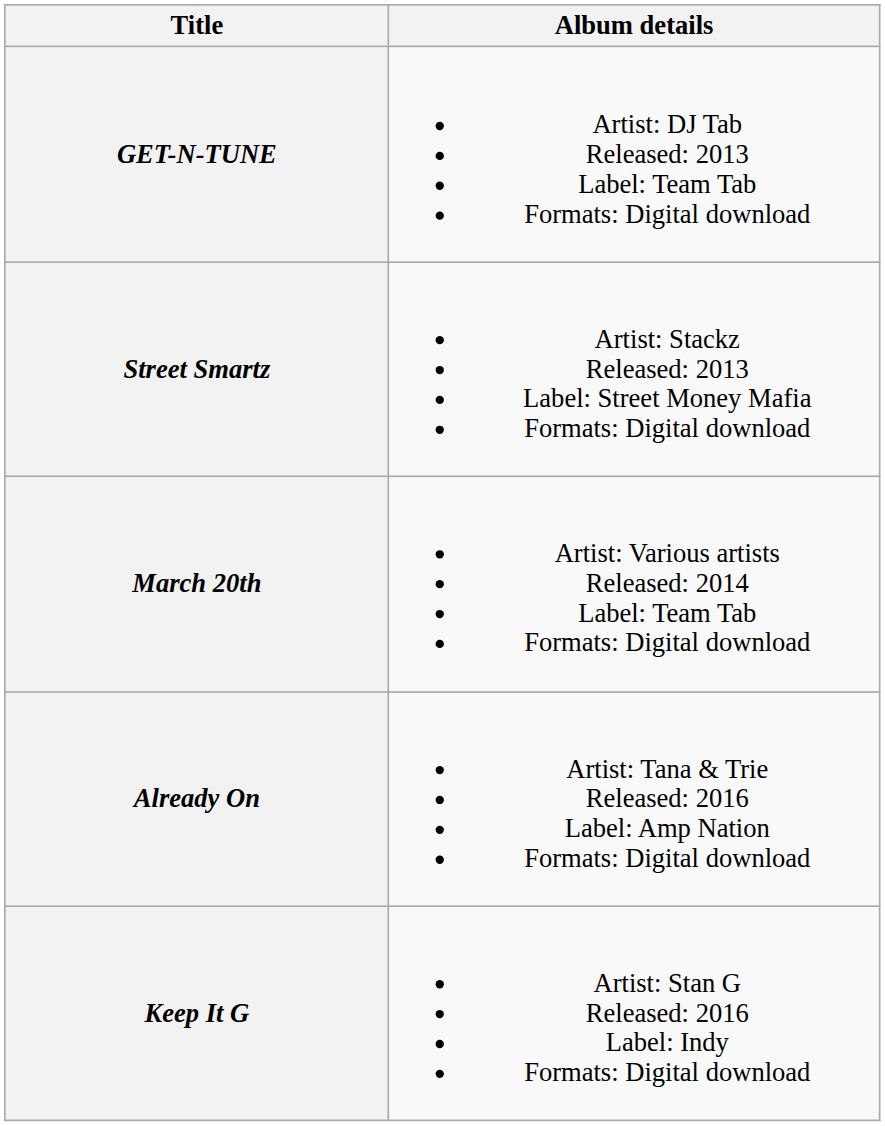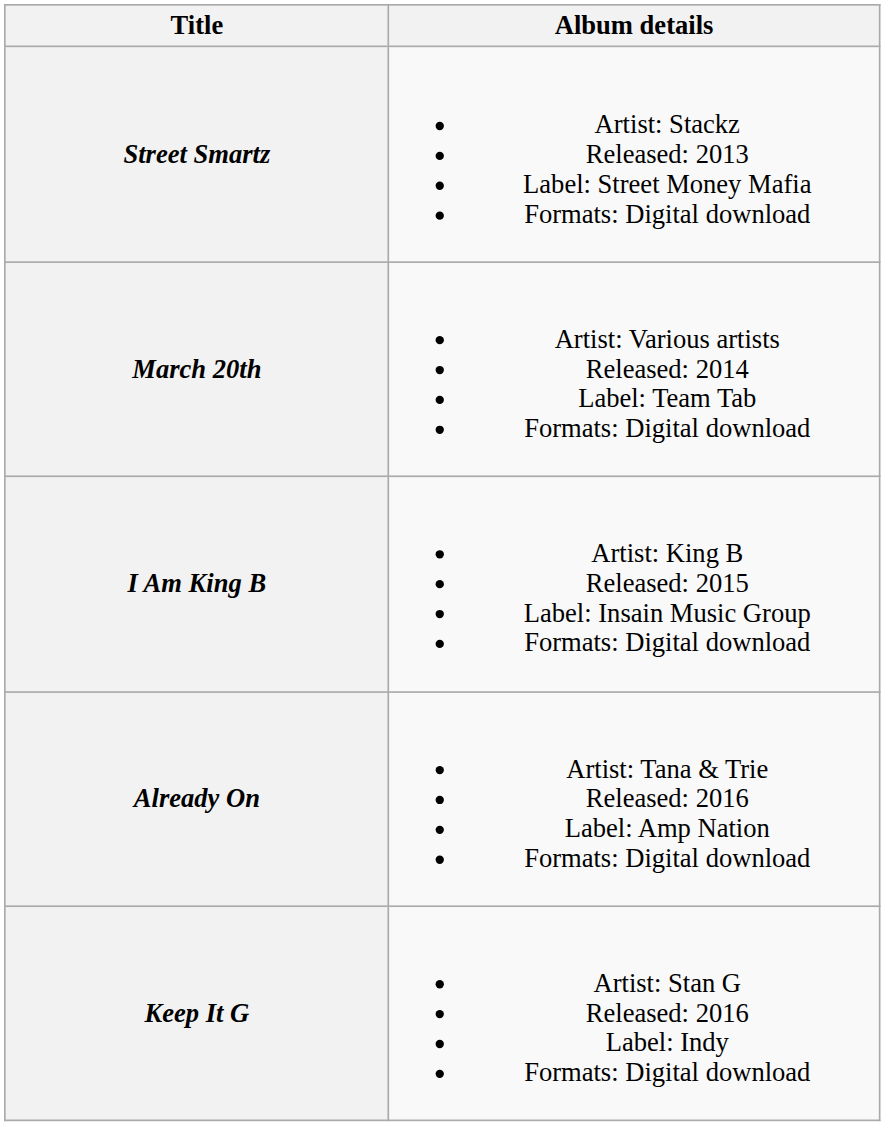- row: (197, 154)
+ row: (197, 583)
